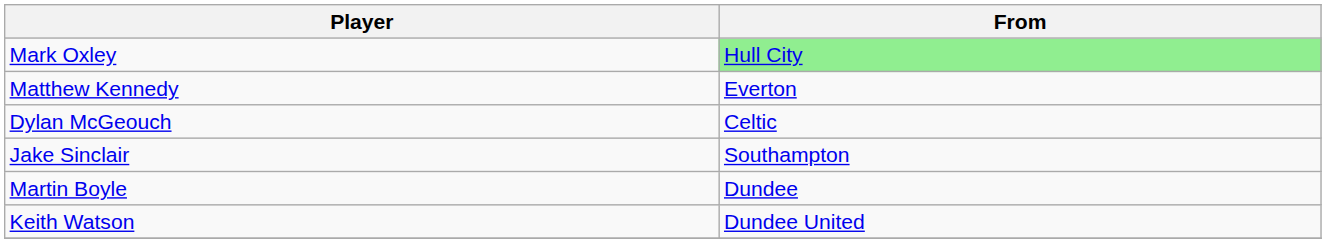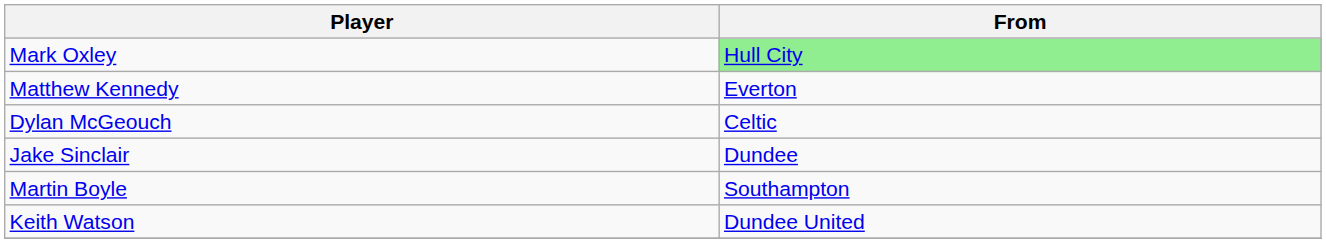(787, 155) Southampton -> (761, 155) Dundee
(761, 189) Dundee -> (787, 189) Southampton
